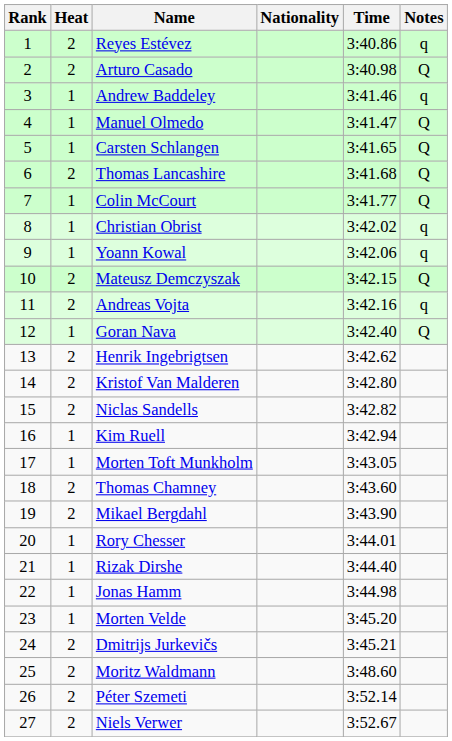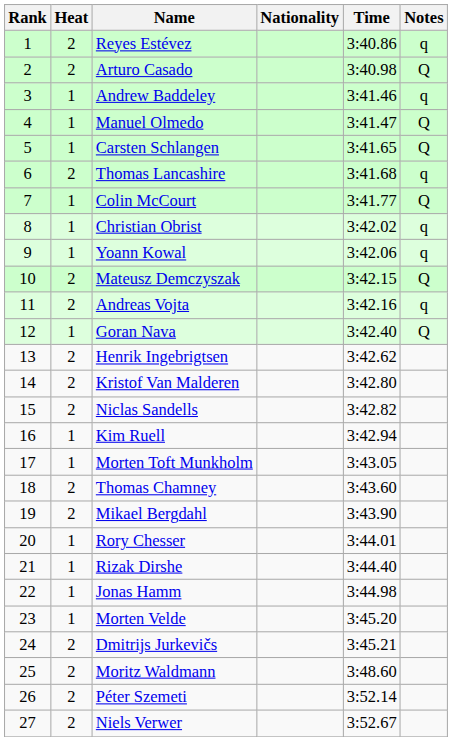(424, 174) Q -> (424, 174) q
